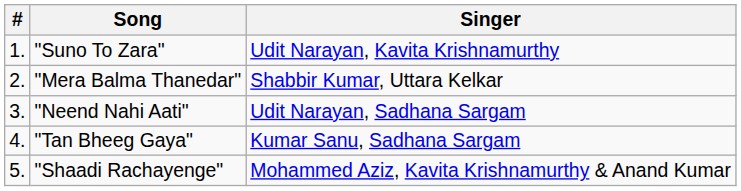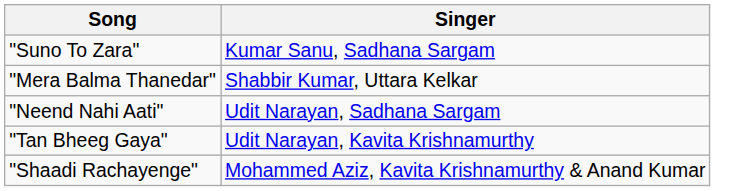- column: (17, 19)
(405, 50) Udit Narayan, Kavita Krishnamurthy -> (360, 50) Kumar Sanu, Sadhana Sargam
(385, 140) Kumar Sanu, Sadhana Sargam -> (379, 140) Udit Narayan, Kavita Krishnamurthy
